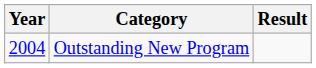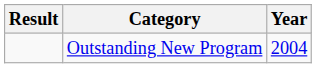columns swapped: (27, 18) <-> (282, 18)
